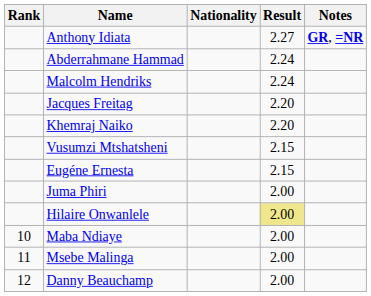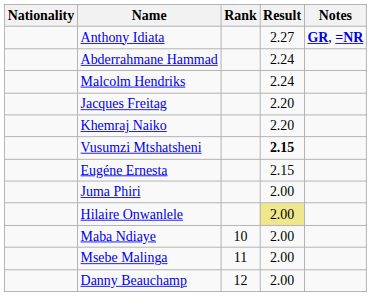columns swapped: (24, 15) <-> (223, 15)
(282, 147) normal -> (282, 147) bold
